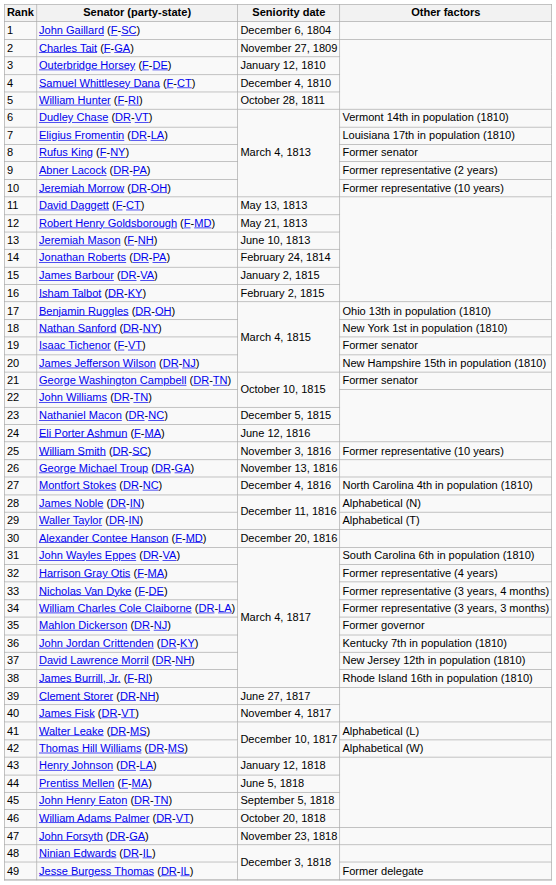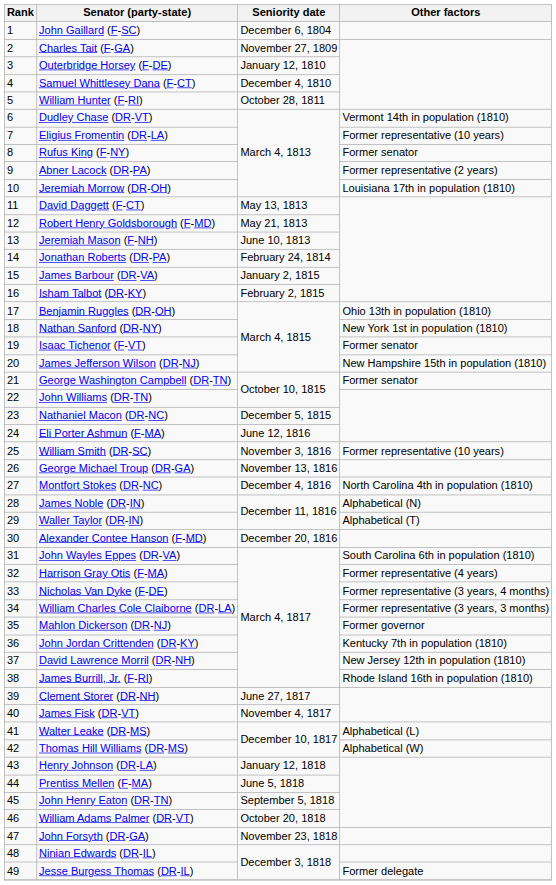(429, 135) Louisiana 17th in population (1810) -> (423, 135) Former representative (10 years)
(423, 188) Former representative (10 years) -> (429, 188) Louisiana 17th in population (1810)
